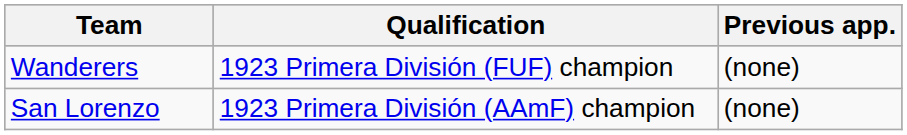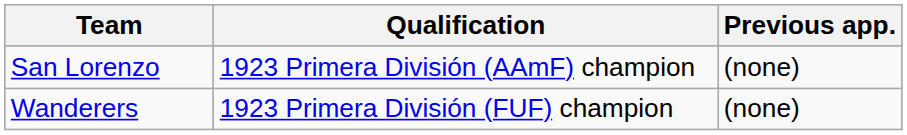rows swapped: (85, 108) <-> (75, 66)
